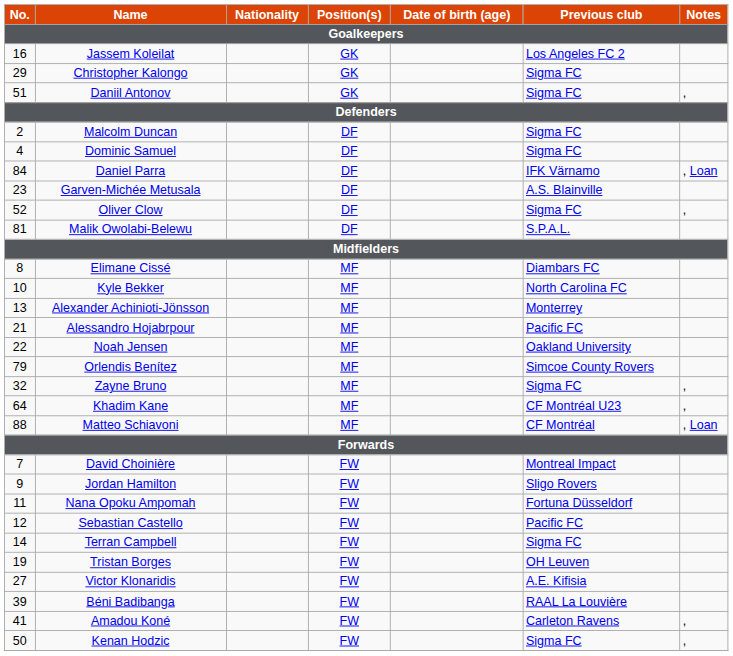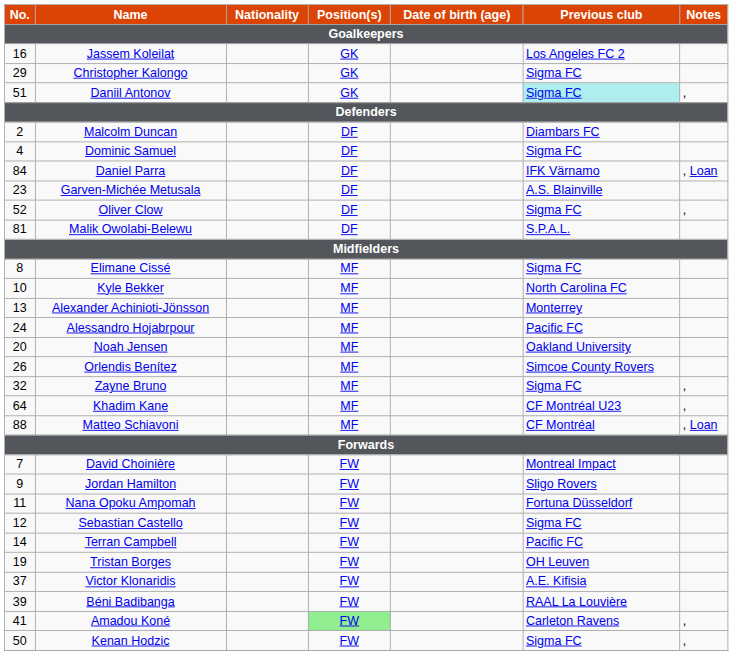(554, 92) no background -> (554, 92) paleturquoise background
(554, 131) Sigma FC -> (563, 131) Diambars FC
(563, 268) Diambars FC -> (554, 268) Sigma FC
(20, 327) 21 -> (20, 327) 24
(20, 347) 22 -> (20, 347) 20
(20, 366) 79 -> (20, 366) 26
(554, 523) Pacific FC -> (554, 523) Sigma FC
(554, 542) Sigma FC -> (554, 542) Pacific FC
(20, 581) 27 -> (20, 581) 37
(349, 621) no background -> (349, 621) lightgreen background
